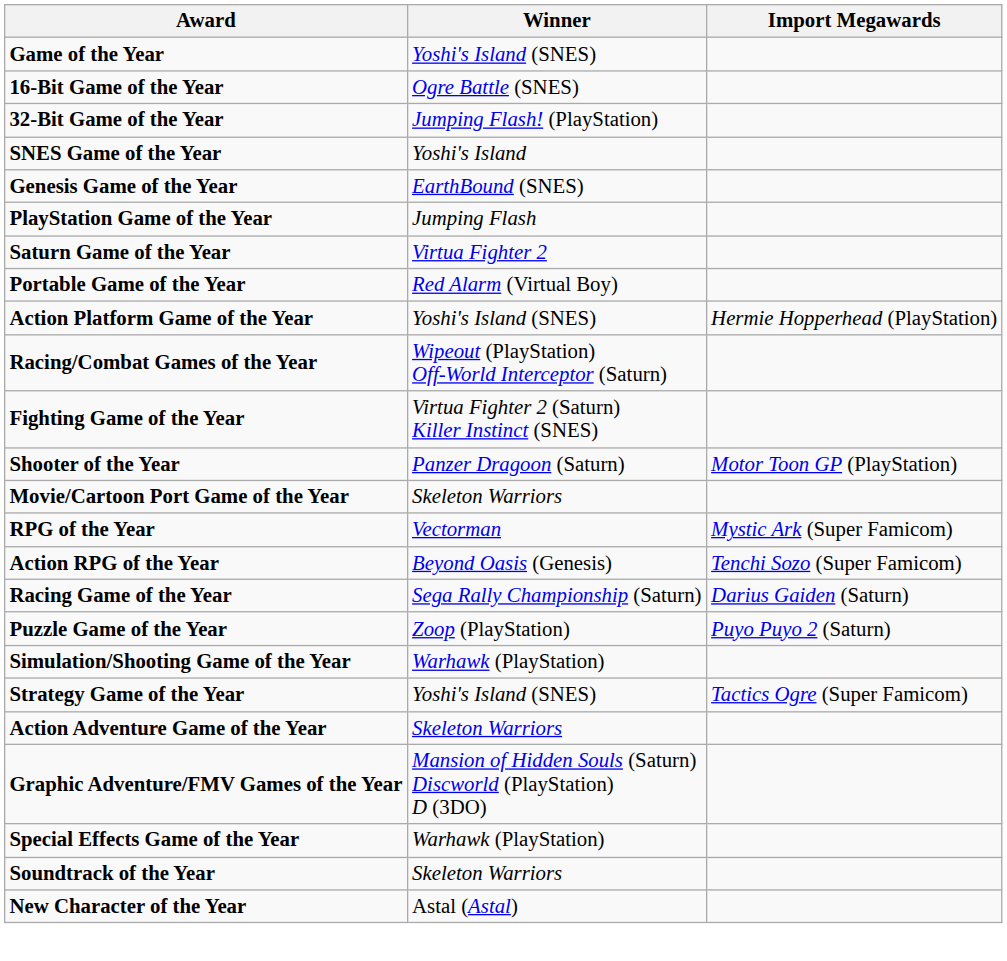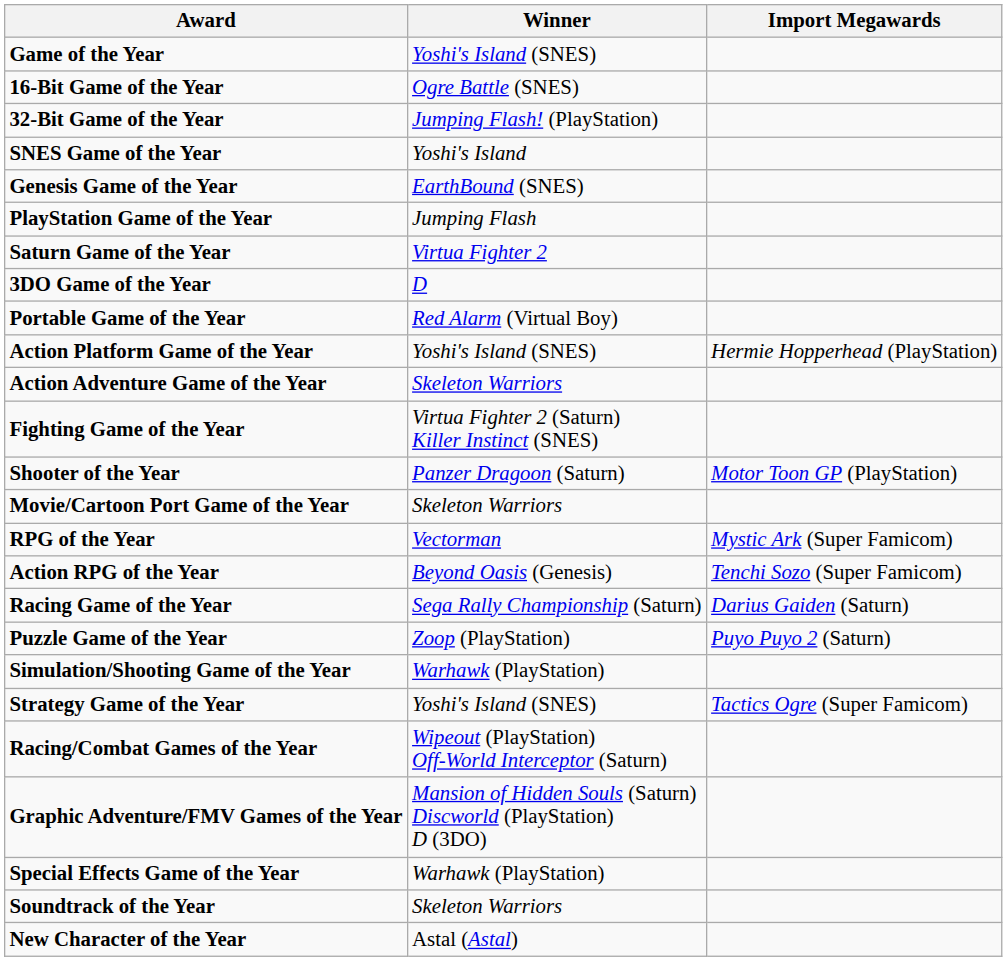+ row: (110, 284)
rows swapped: (168, 727) <-> (163, 362)
